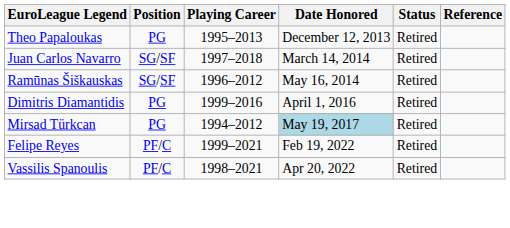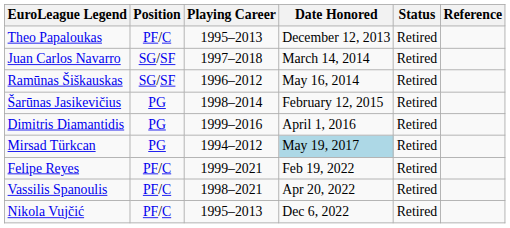(157, 37) PG -> (157, 37) PF/C
+ row: (64, 102)
+ row: (46, 211)
